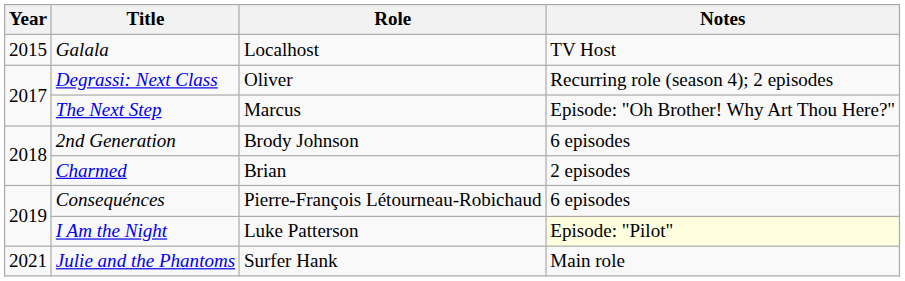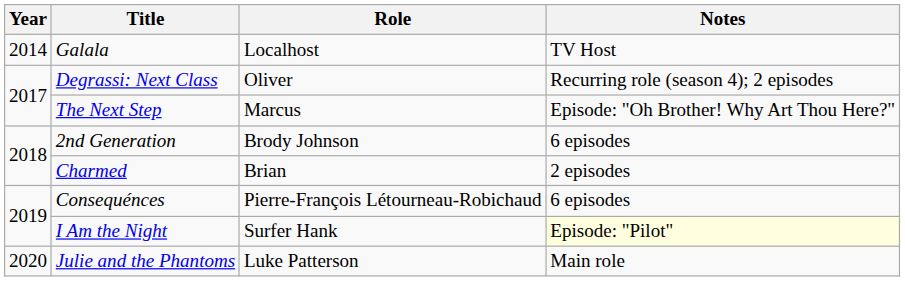(28, 49) 2015 -> (28, 49) 2014
(301, 230) Luke Patterson -> (291, 230) Surfer Hank
(28, 261) 2021 -> (28, 261) 2020
(291, 261) Surfer Hank -> (301, 261) Luke Patterson
